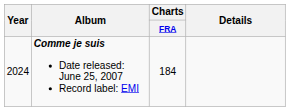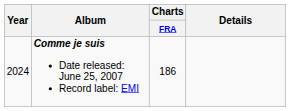(168, 71) 184 -> (168, 71) 186
